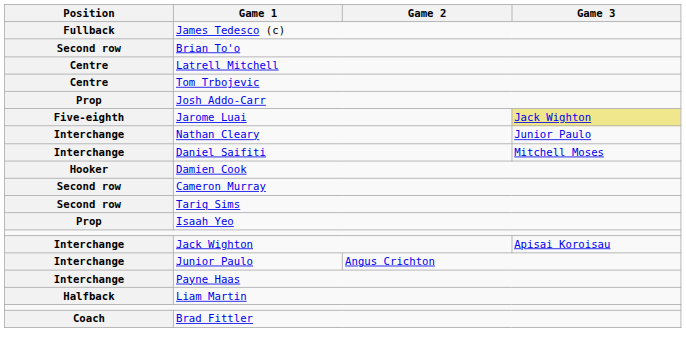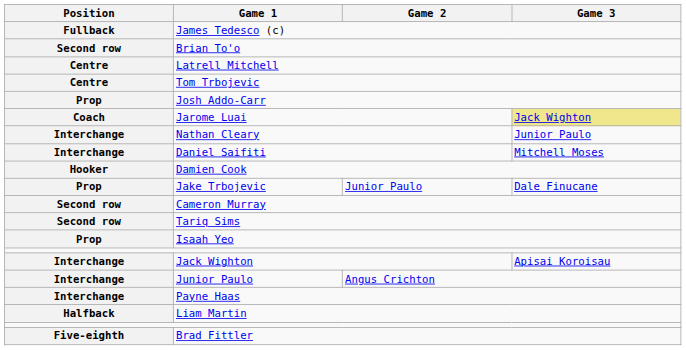(89, 117) Five-eighth -> (89, 117) Coach
+ row: (221, 187)
(89, 319) Coach -> (89, 336) Five-eighth
